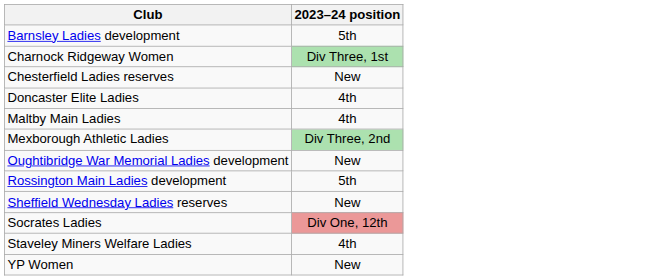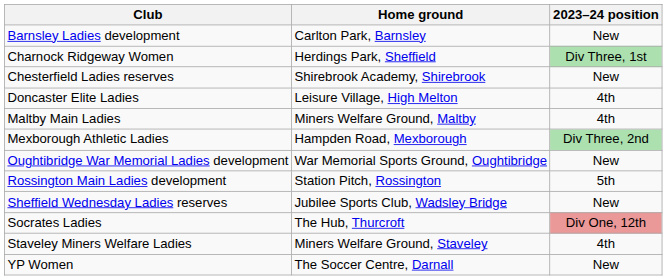+ column: (421, 14)
(347, 35) 5th -> (606, 35) New
